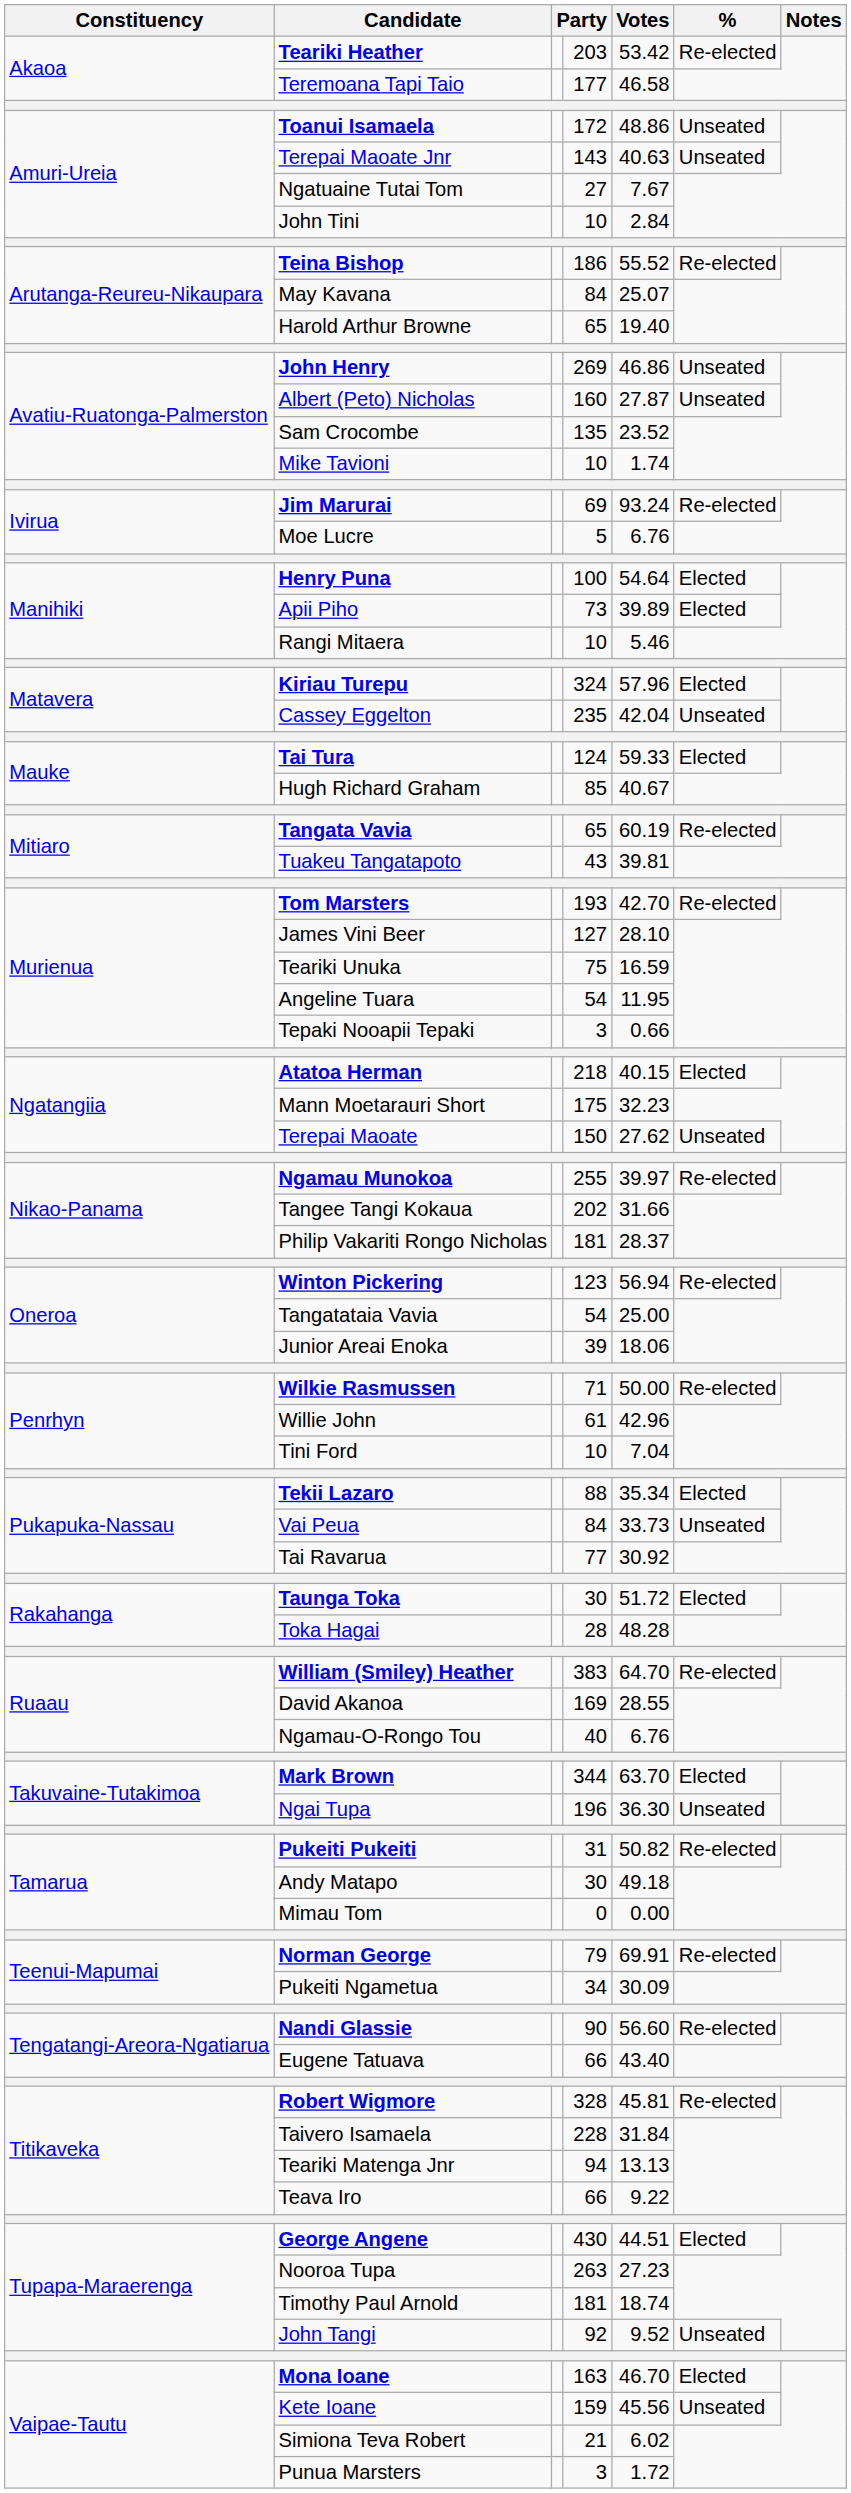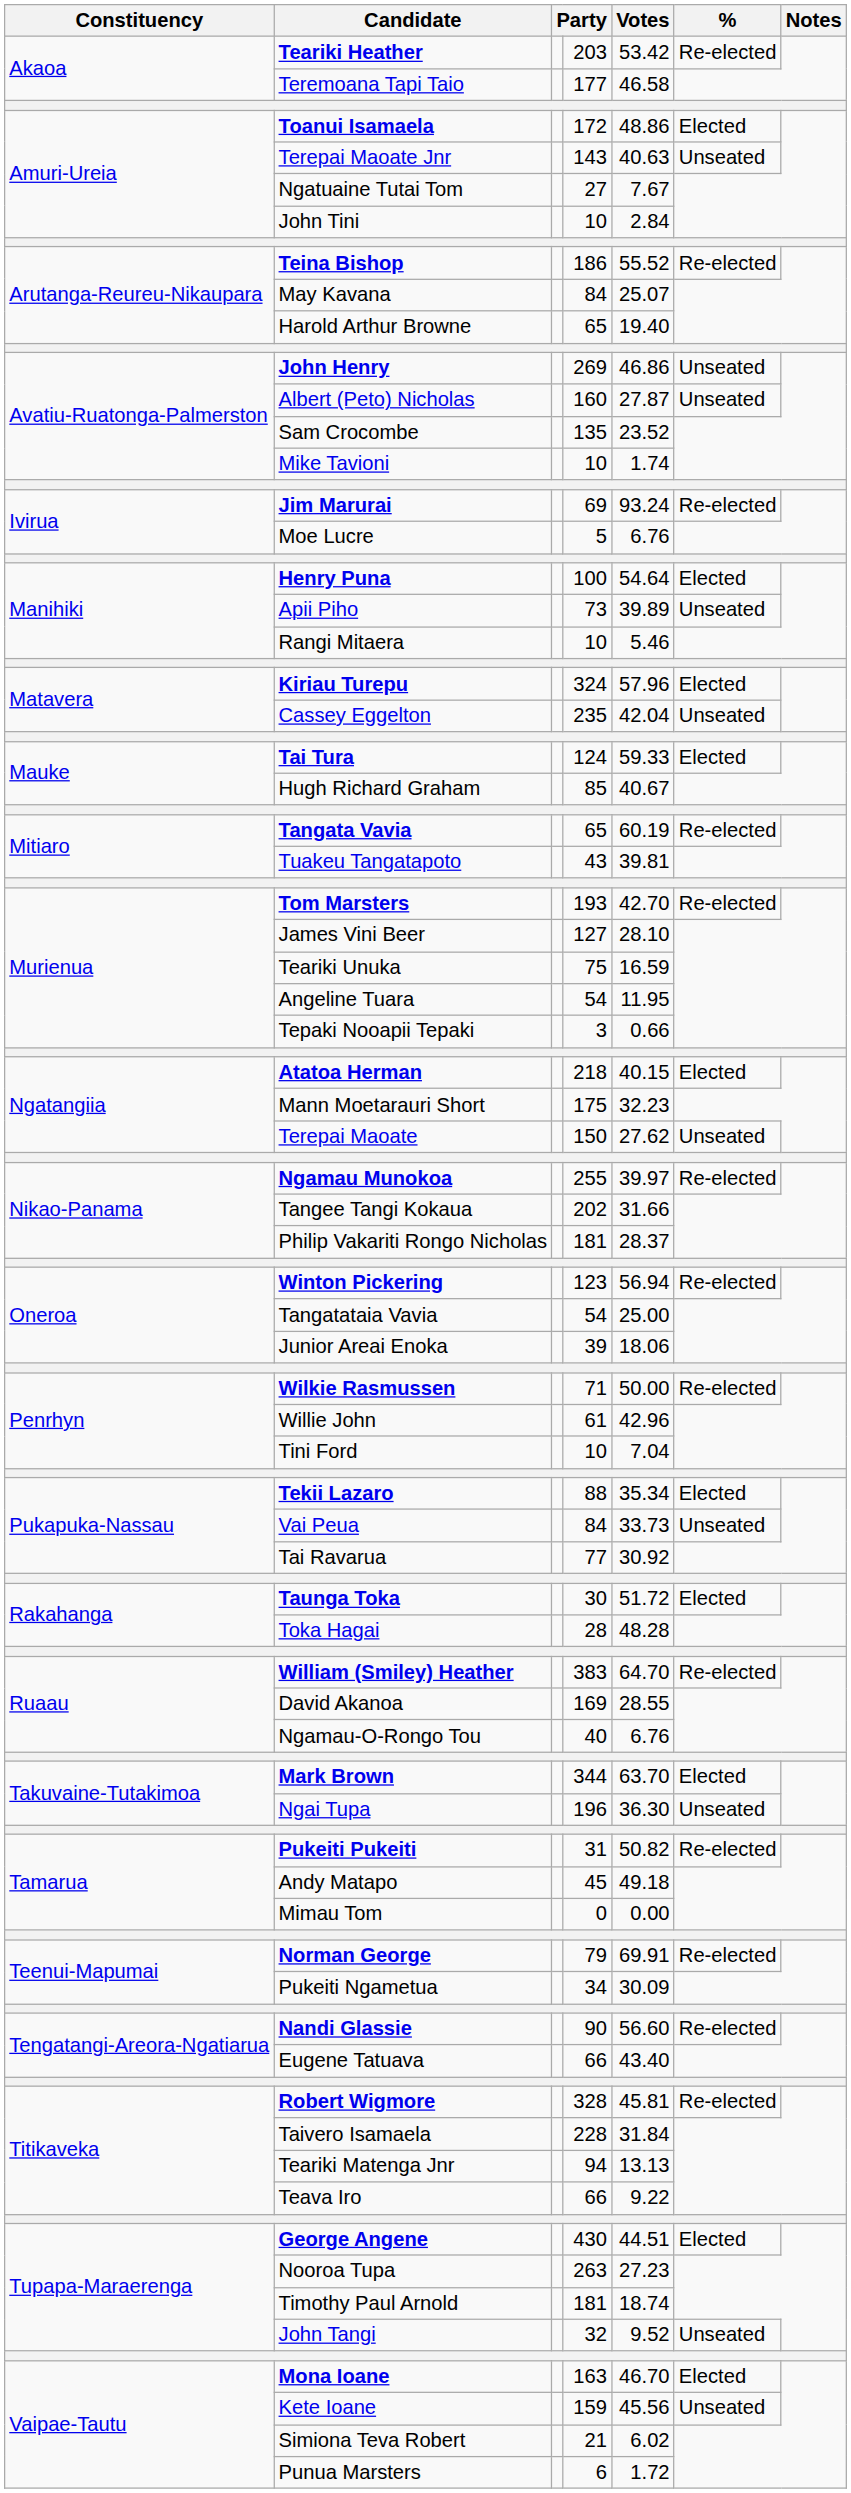(722, 125) Unseated -> (712, 125) Elected
(712, 610) Elected -> (722, 610) Unseated
(596, 1882) 30 -> (596, 1882) 45
(596, 2335) 92 -> (596, 2335) 32
(601, 2472) 3 -> (601, 2472) 6
